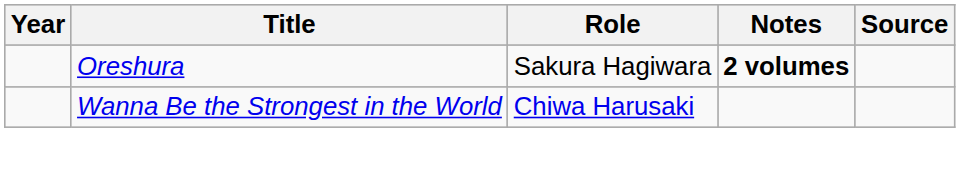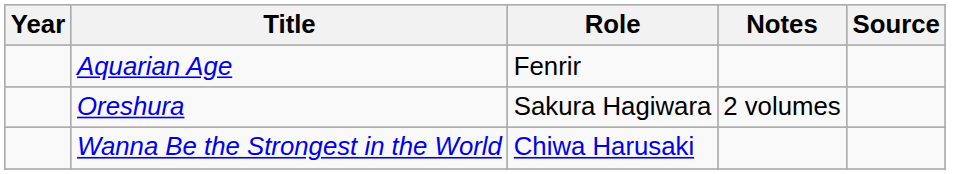+ row: (155, 65)
(786, 65) bold -> (782, 106) normal
